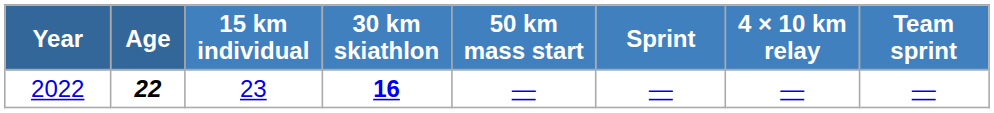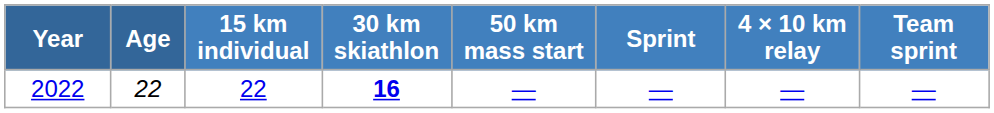(148, 89) bold -> (148, 89) normal
(253, 89) 23 -> (253, 89) 22
